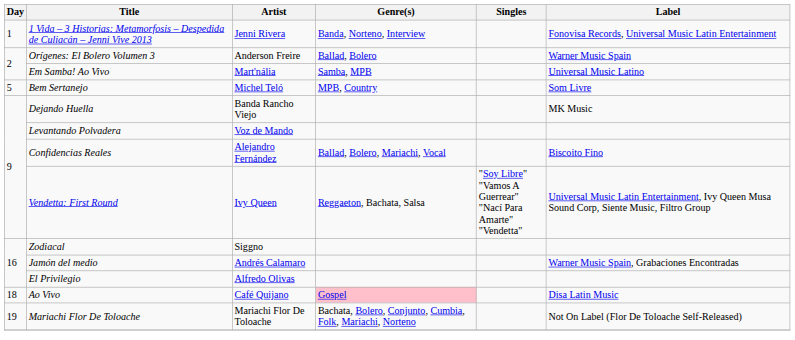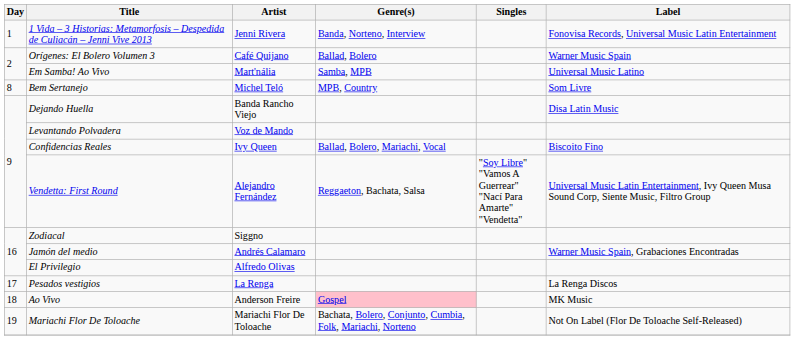(267, 55) Anderson Freire -> (261, 55) Café Quijano
(9, 87) 5 -> (9, 87) 8
(570, 109) MK Music -> (583, 109) Disa Latin Music
(255, 152) Alejandro Fernández -> (256, 147) Ivy Queen
(256, 202) Ivy Queen -> (255, 191) Alejandro Fernández
+ row: (64, 283)
(261, 295) Café Quijano -> (267, 299) Anderson Freire
(583, 295) Disa Latin Music -> (570, 299) MK Music
